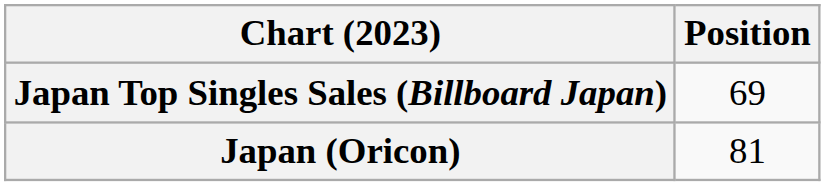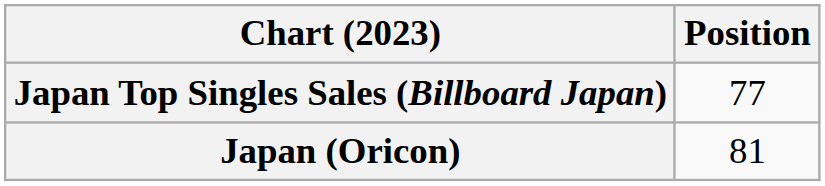(747, 92) 69 -> (747, 92) 77
